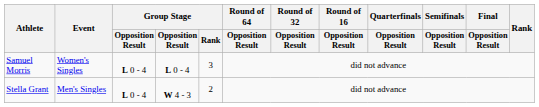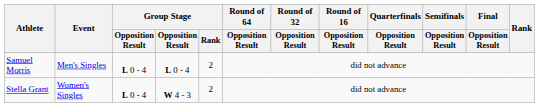(73, 65) Women's Singles -> (81, 65) Men's Singles
(211, 65) 3 -> (211, 65) 2
(81, 90) Men's Singles -> (73, 90) Women's Singles
